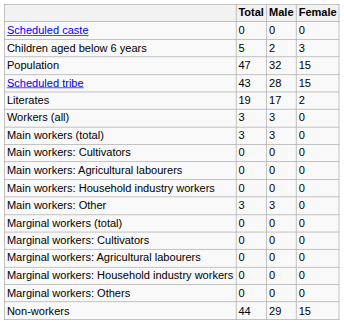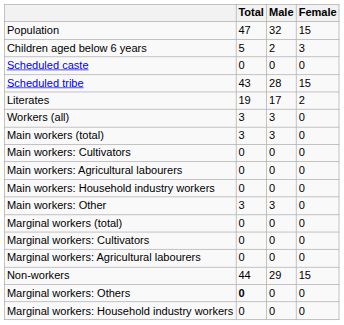rows swapped: (33, 65) <-> (48, 30)
rows swapped: (120, 275) <-> (38, 310)
(241, 293) normal -> (241, 293) bold
